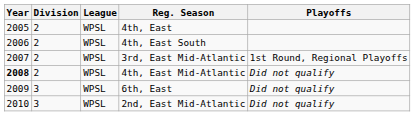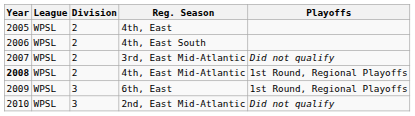columns swapped: (56, 12) <-> (100, 12)
(329, 58) 1st Round, Regional Playoffs -> (292, 58) Did not qualify
(292, 73) Did not qualify -> (329, 73) 1st Round, Regional Playoffs
(292, 88) Did not qualify -> (329, 88) 1st Round, Regional Playoffs
